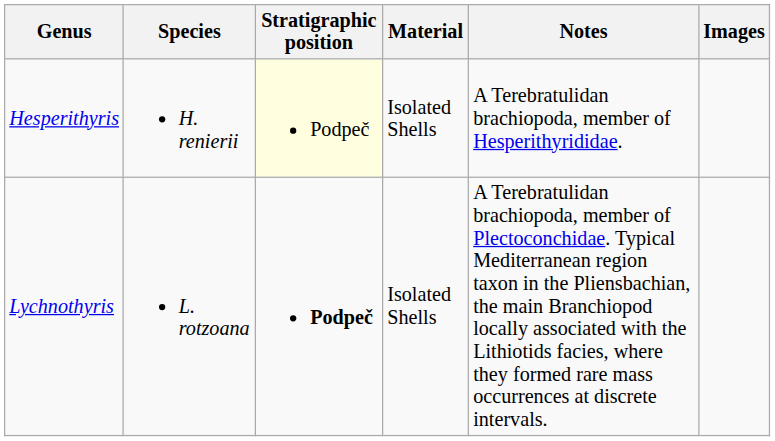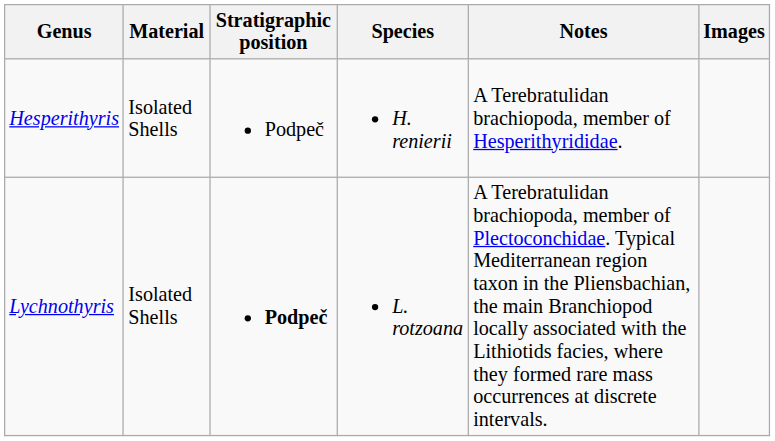columns swapped: (189, 31) <-> (426, 31)
(319, 129) lightyellow background -> (273, 129) no background
